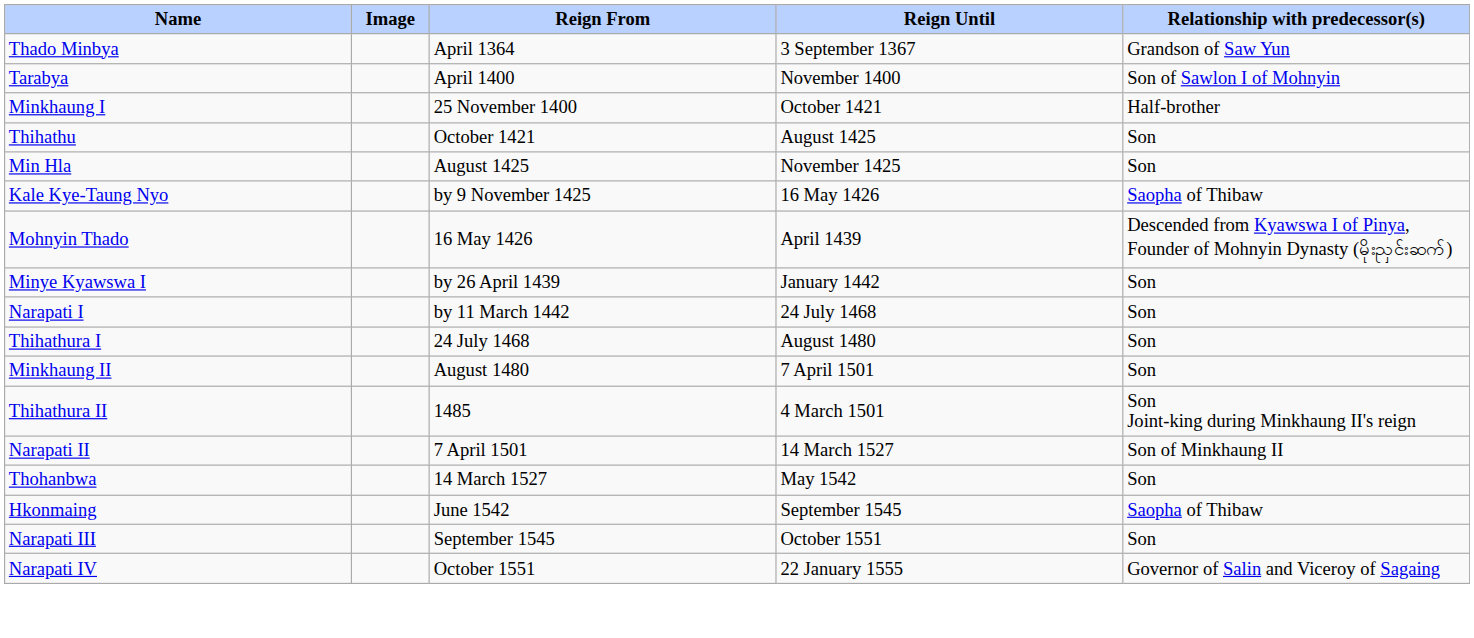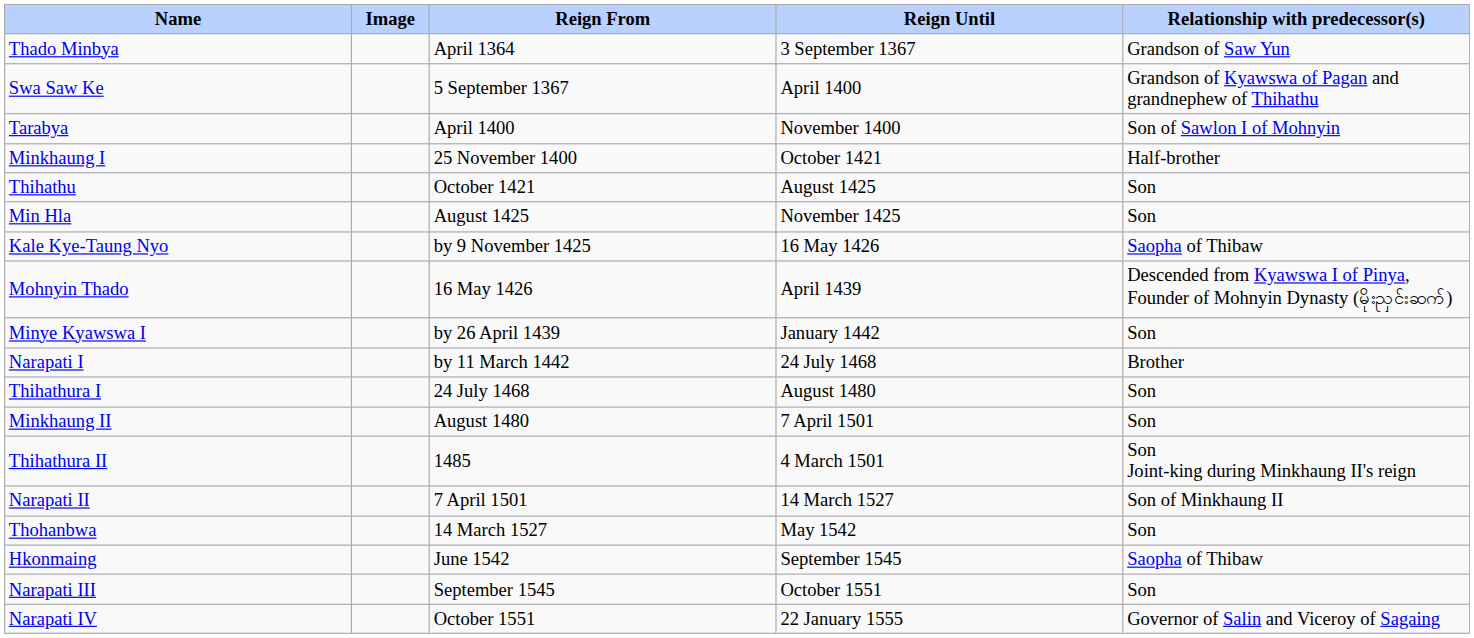+ row: (56, 88)
(1142, 311) Son -> (1155, 362) Brother
